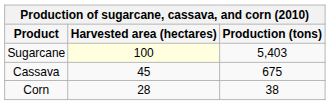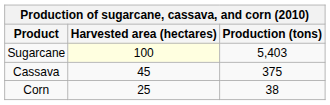(272, 71) 675 -> (272, 71) 375
(144, 90) 28 -> (144, 90) 25
